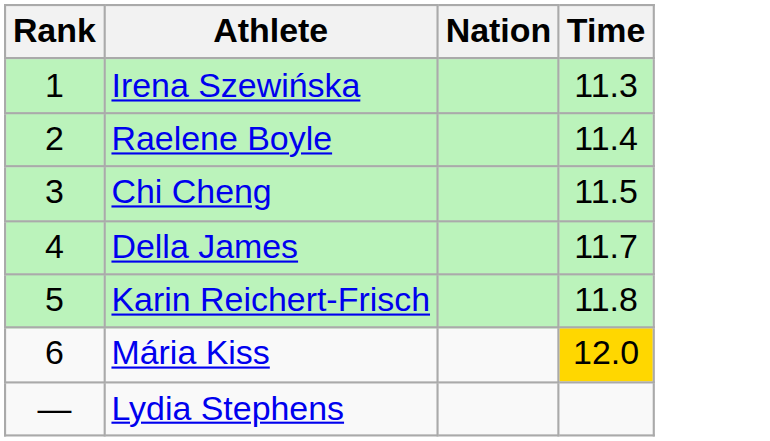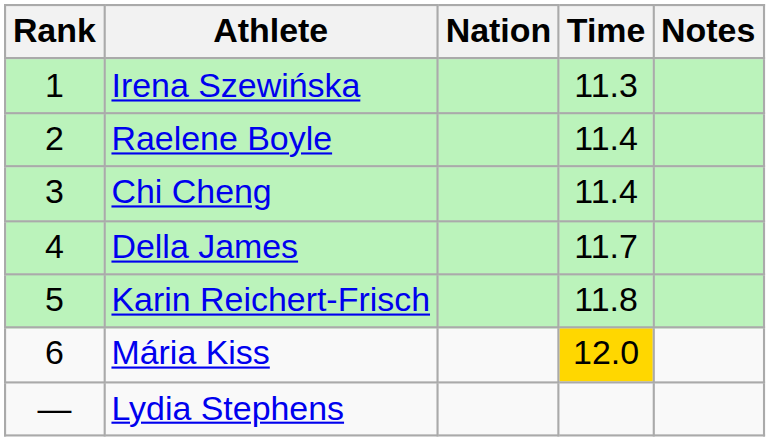+ column: (708, 31)
(606, 192) 11.5 -> (606, 192) 11.4
